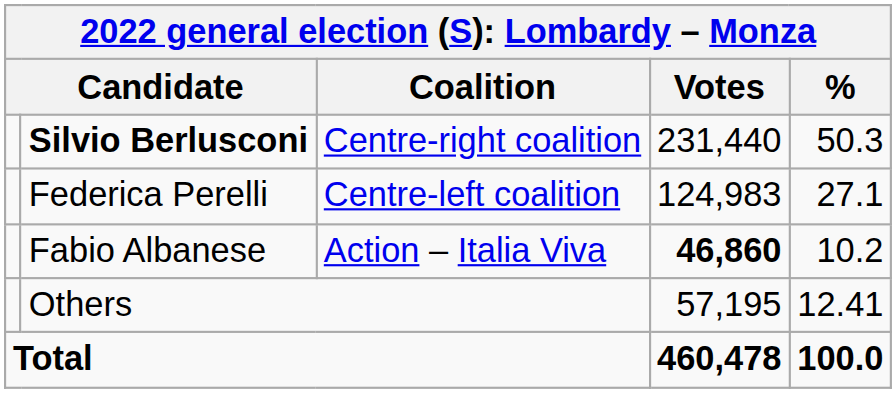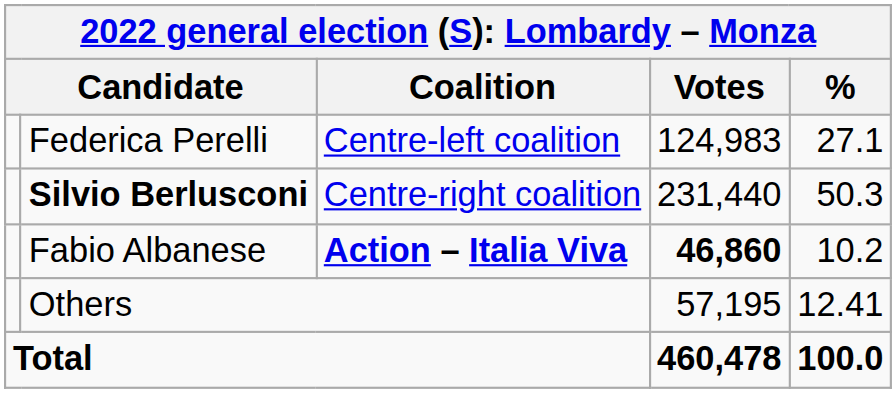rows swapped: (168, 140) <-> (148, 195)
(465, 250) normal -> (476, 250) bold
